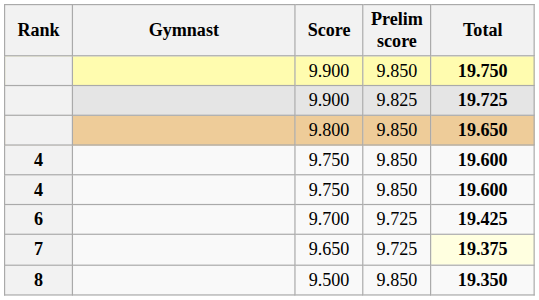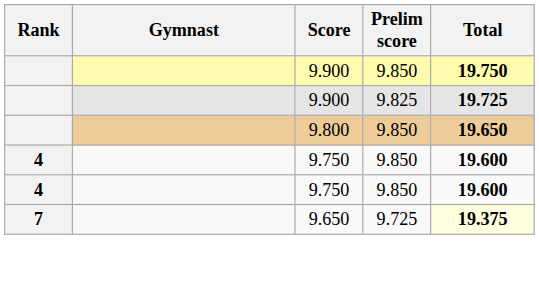- row: (329, 219)
- row: (329, 279)
